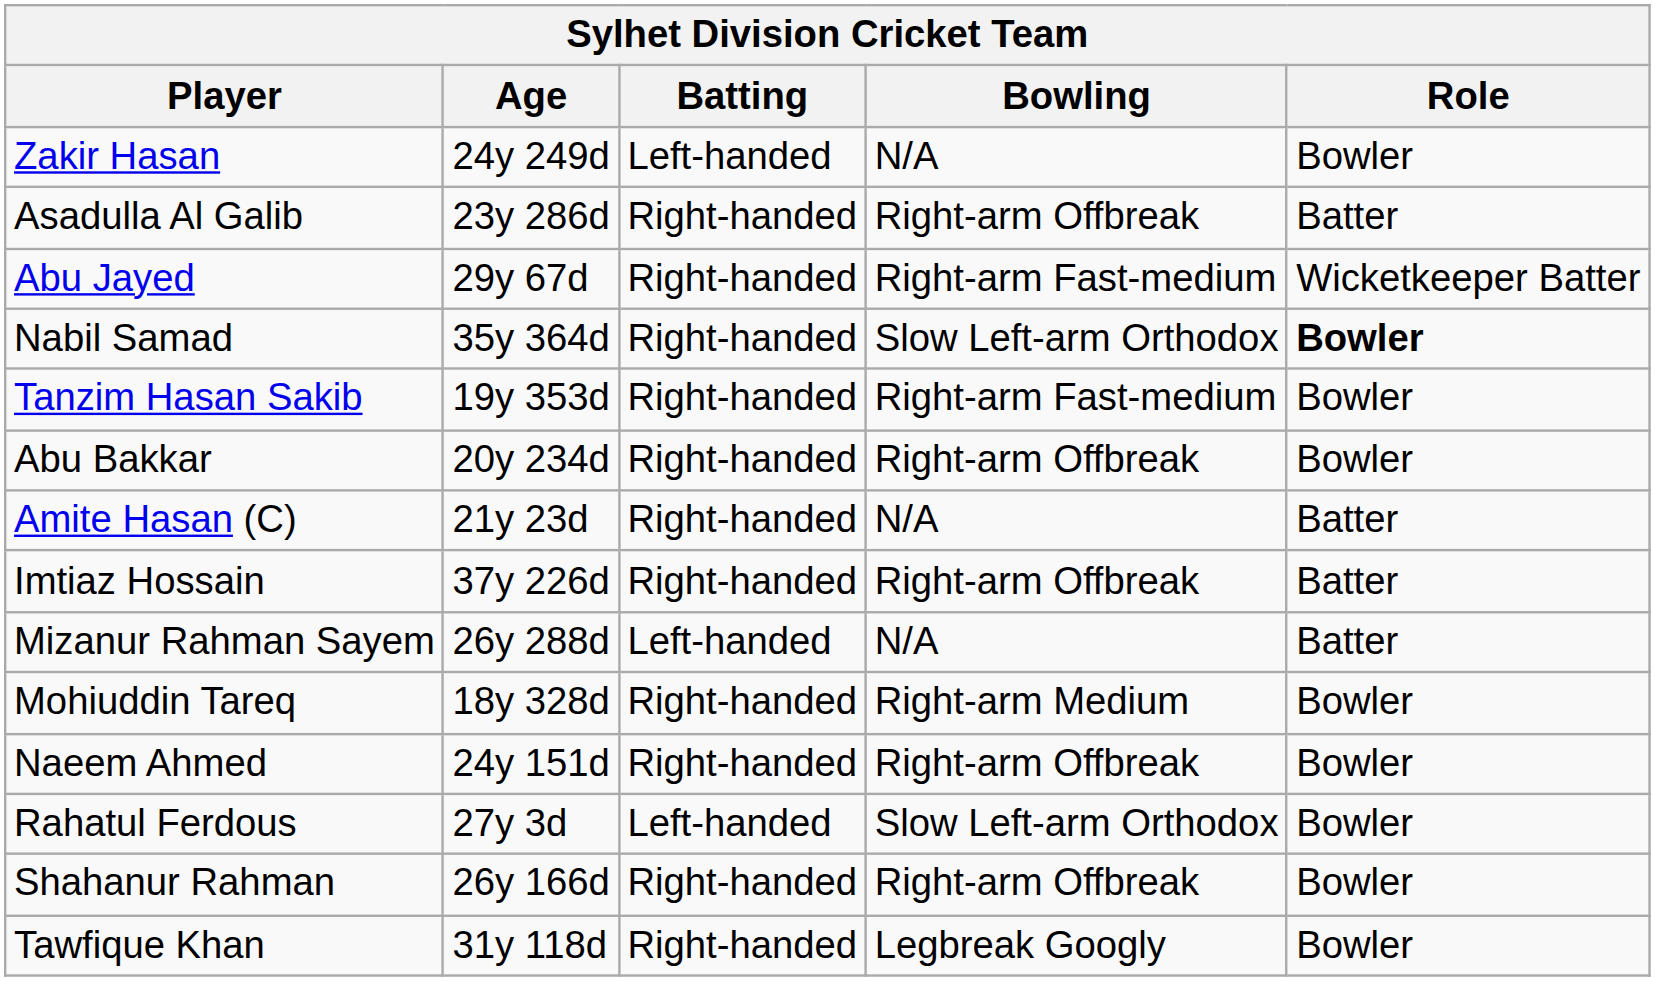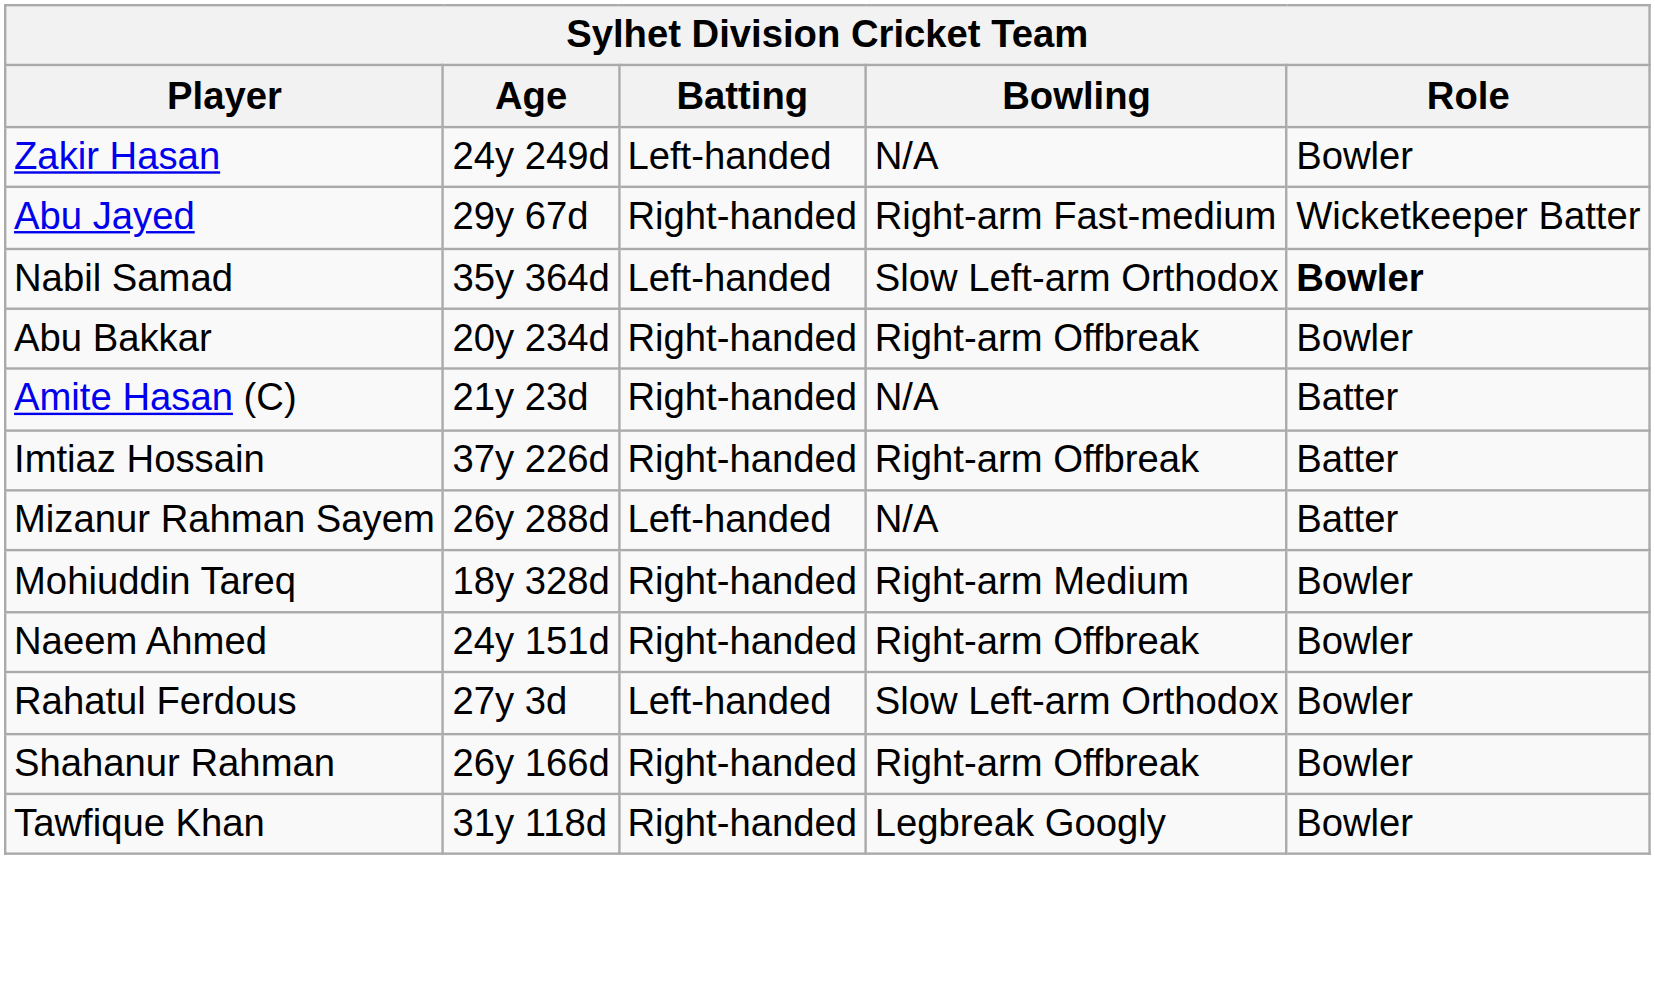- row: (159, 216)
(742, 338) Right-handed -> (730, 277) Left-handed
- row: (188, 398)
